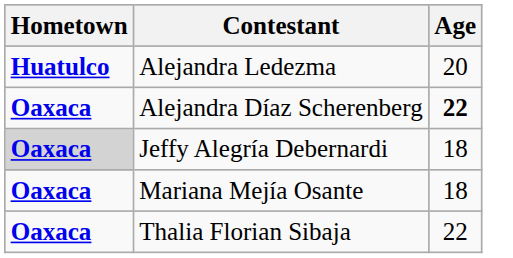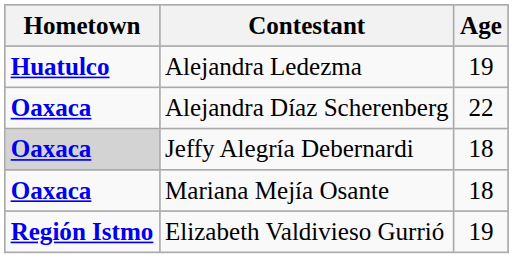(455, 66) 20 -> (481, 66) 19
(455, 108) bold -> (481, 108) normal
- row: (245, 232)
+ row: (305, 232)
